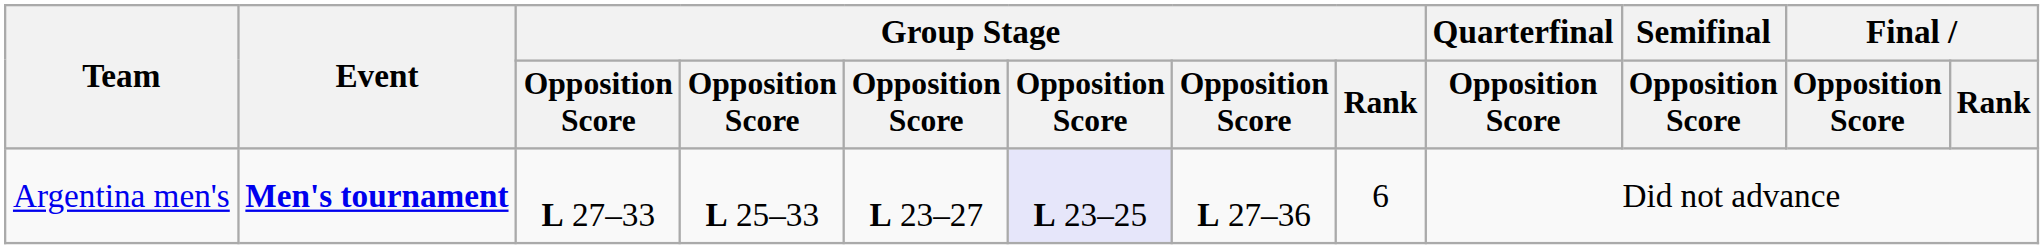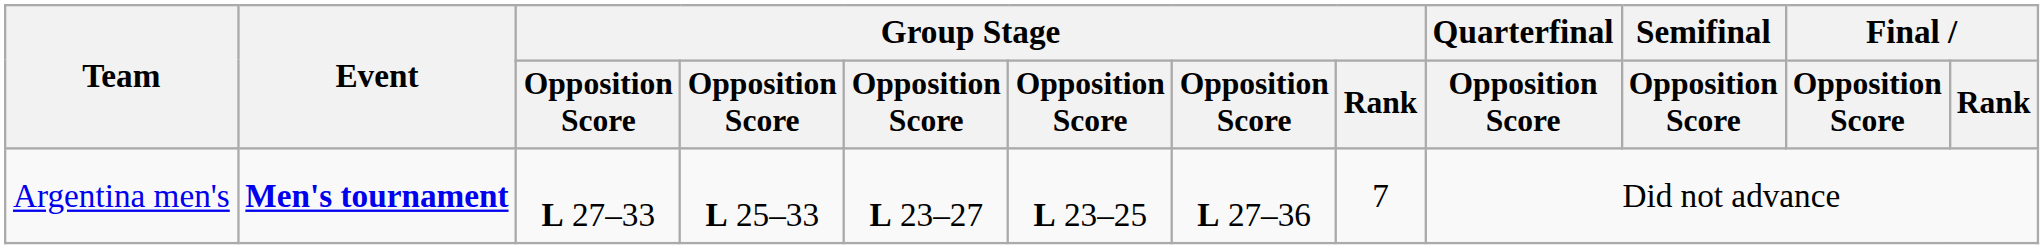(1090, 215) lavender background -> (1090, 215) no background
(1380, 195) 6 -> (1380, 195) 7
